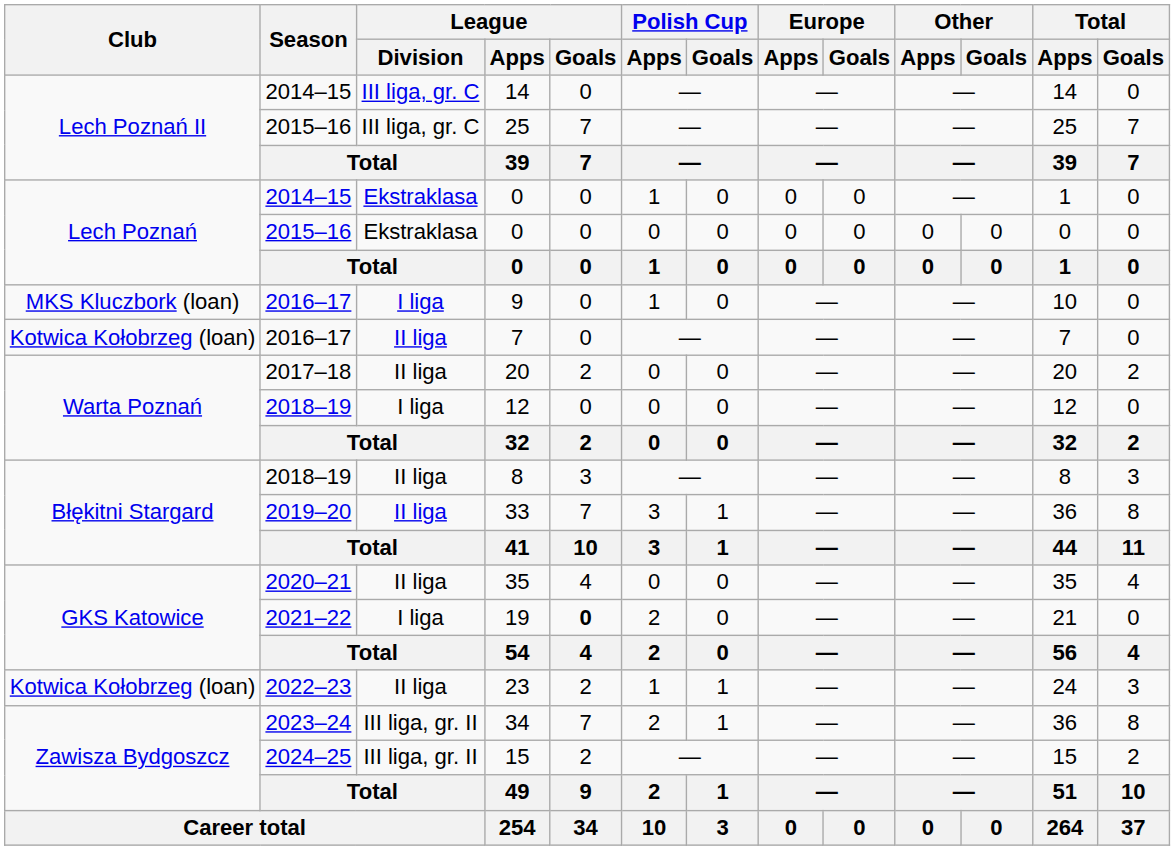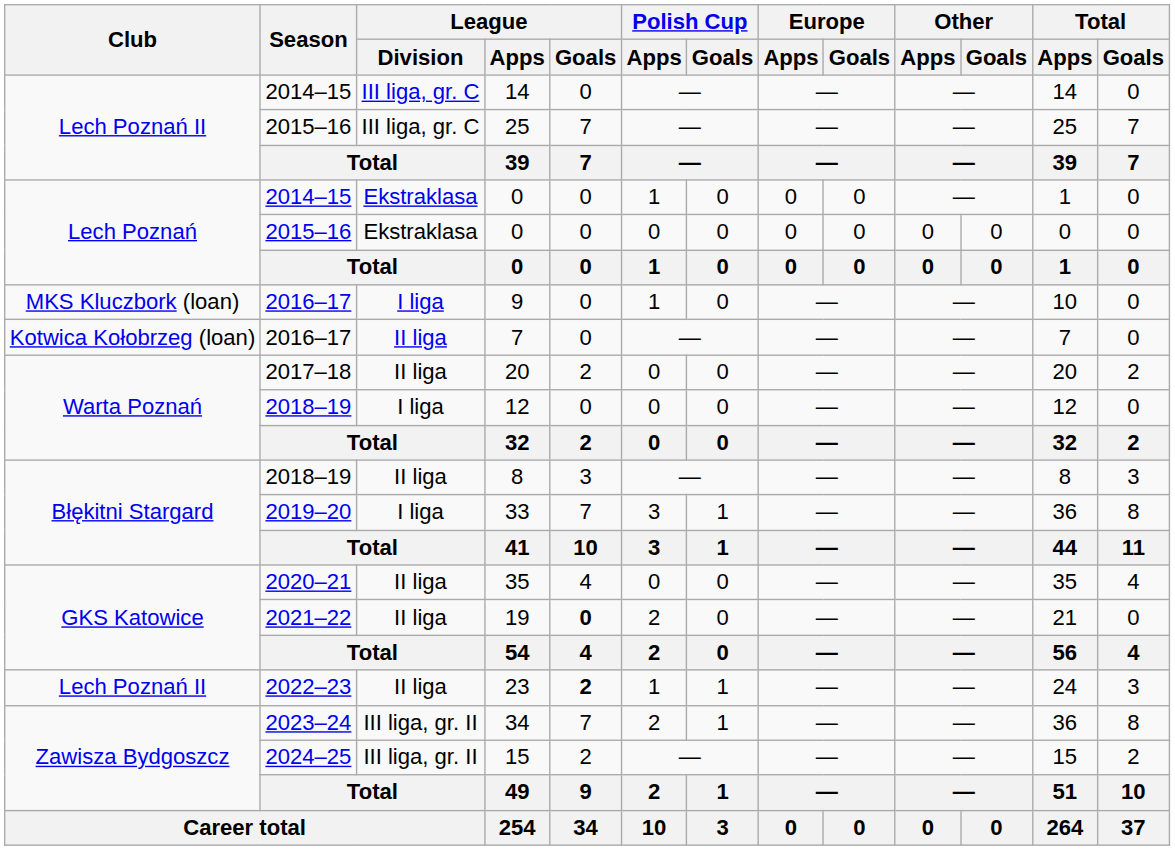(420, 512) II liga -> (420, 512) I liga
(420, 617) I liga -> (420, 617) II liga
(133, 687) Kotwica Kołobrzeg (loan) -> (133, 687) Lech Poznań II
(586, 687) normal -> (586, 687) bold
